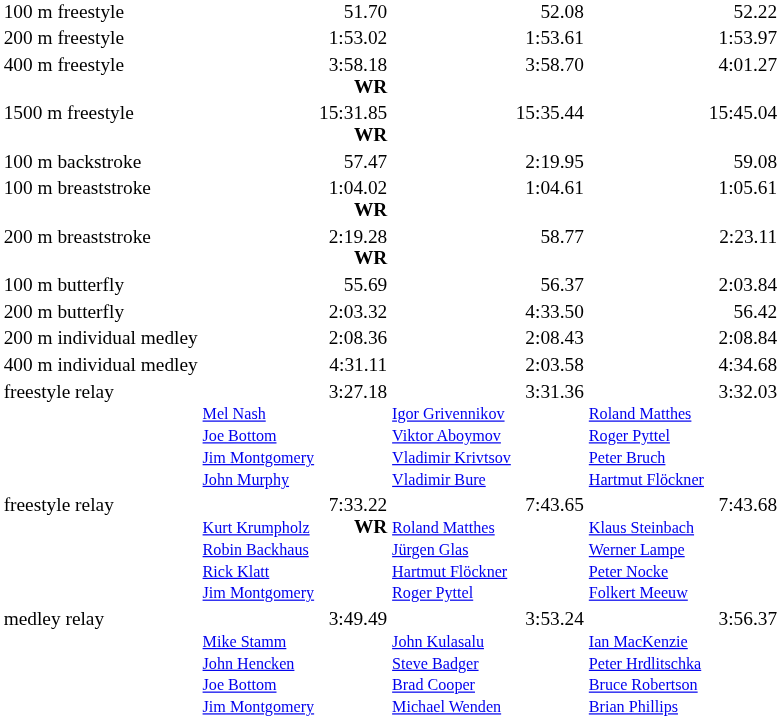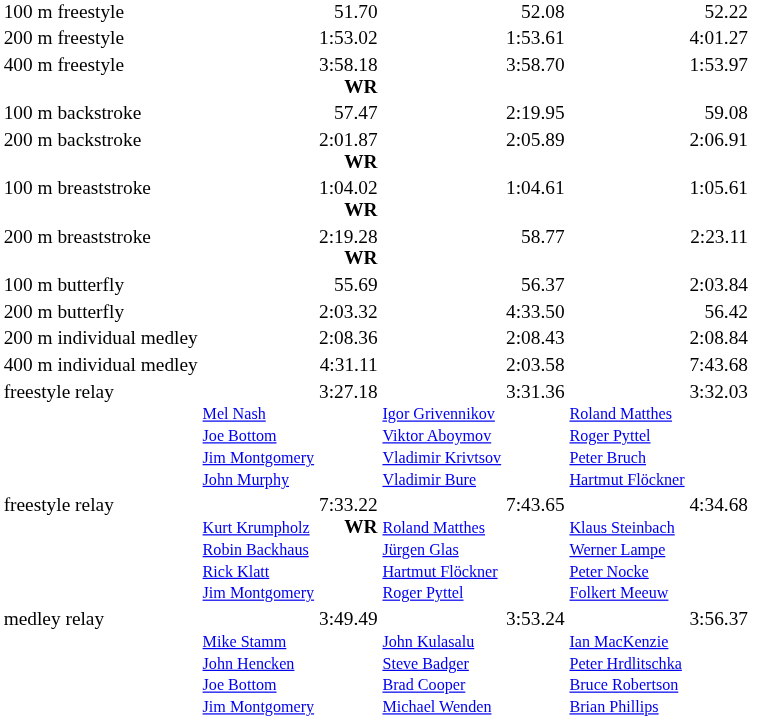(748, 38) 1:53.97 -> (719, 38) 4:01.27
(748, 64) 4:01.27 -> (719, 64) 1:53.97
- row: (69, 113)
+ row: (72, 139)
(748, 364) 4:34.68 -> (719, 364) 7:43.68
(748, 505) 7:43.68 -> (719, 505) 4:34.68
